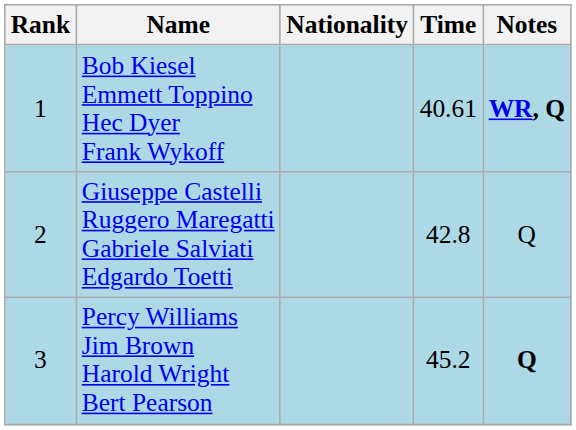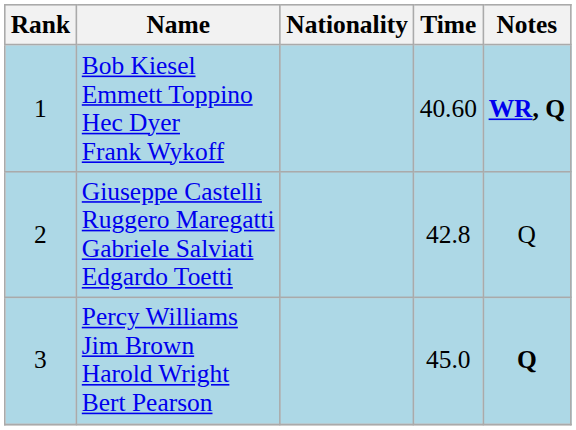(448, 107) 40.61 -> (448, 107) 40.60
(448, 360) 45.2 -> (448, 360) 45.0
